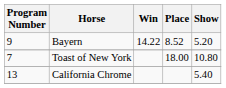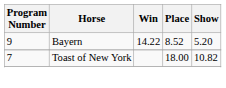(206, 58) 10.80 -> (206, 58) 10.82
- row: (92, 74)
